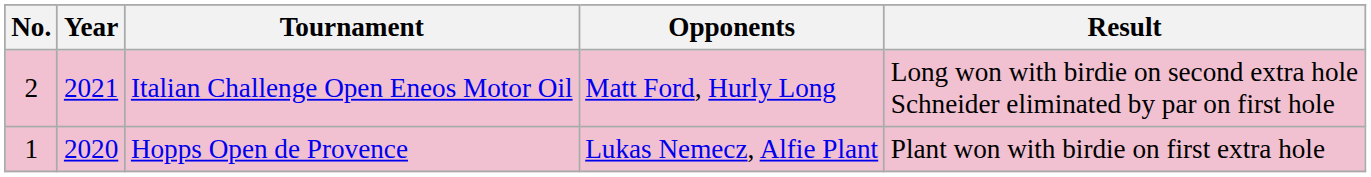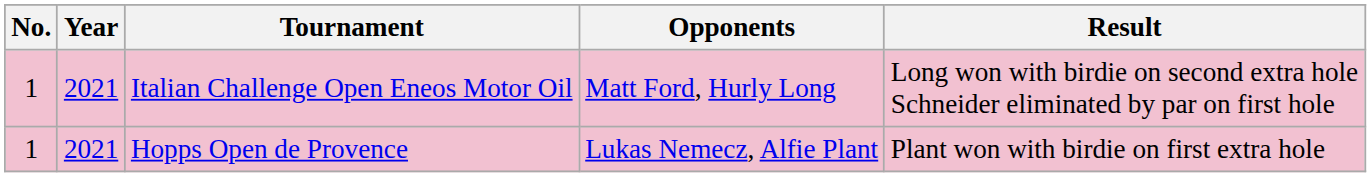(31, 88) 2 -> (31, 88) 1
(91, 149) 2020 -> (91, 149) 2021
